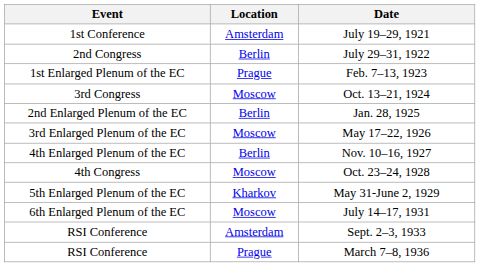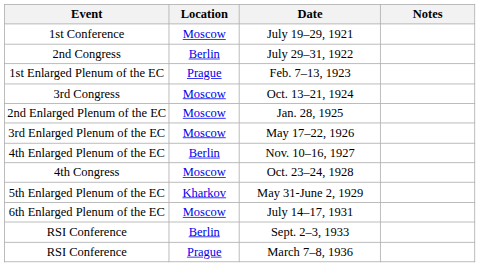+ column: (428, 14)
(254, 34) Amsterdam -> (204, 34) Moscow
(254, 113) Berlin -> (204, 113) Moscow
(254, 232) Amsterdam -> (204, 232) Berlin
